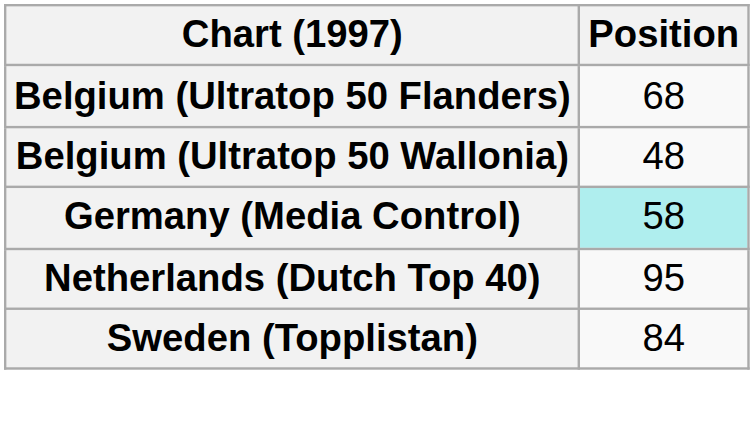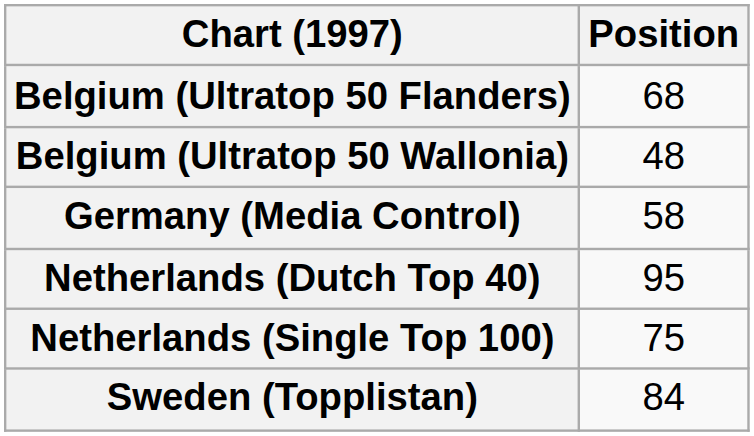(664, 216) paleturquoise background -> (664, 216) no background
+ row: (292, 338)
